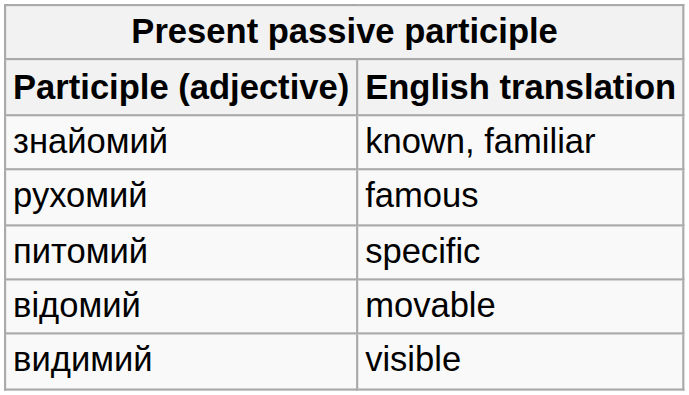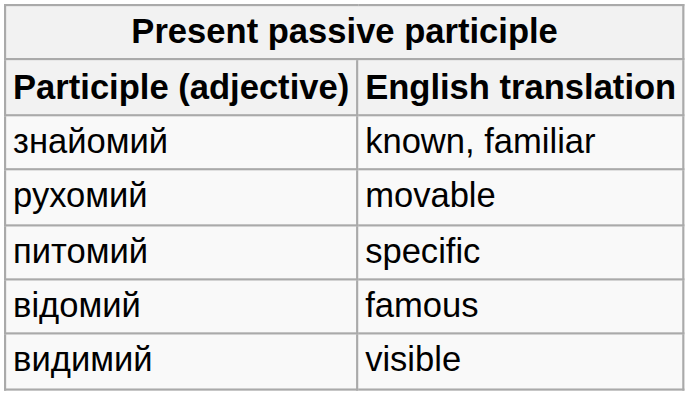(422, 196) famous -> (430, 196) movable
(430, 305) movable -> (422, 305) famous
